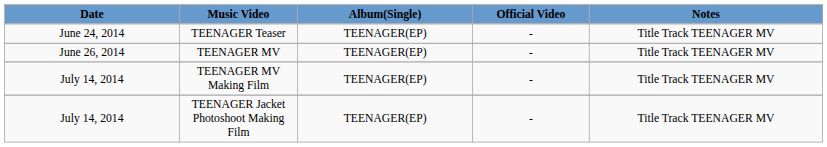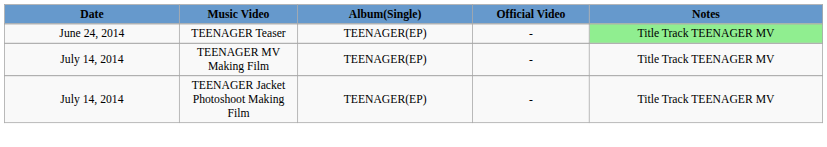(706, 33) no background -> (706, 33) lightgreen background
- row: (239, 52)
